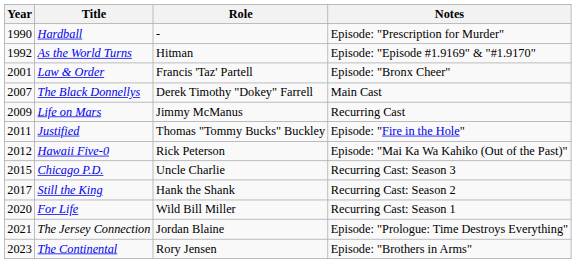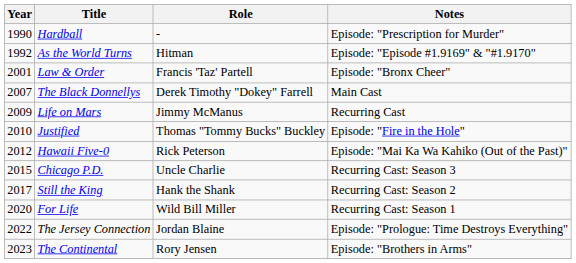(19, 131) 2011 -> (20, 131) 2010
(20, 229) 2021 -> (20, 229) 2022
